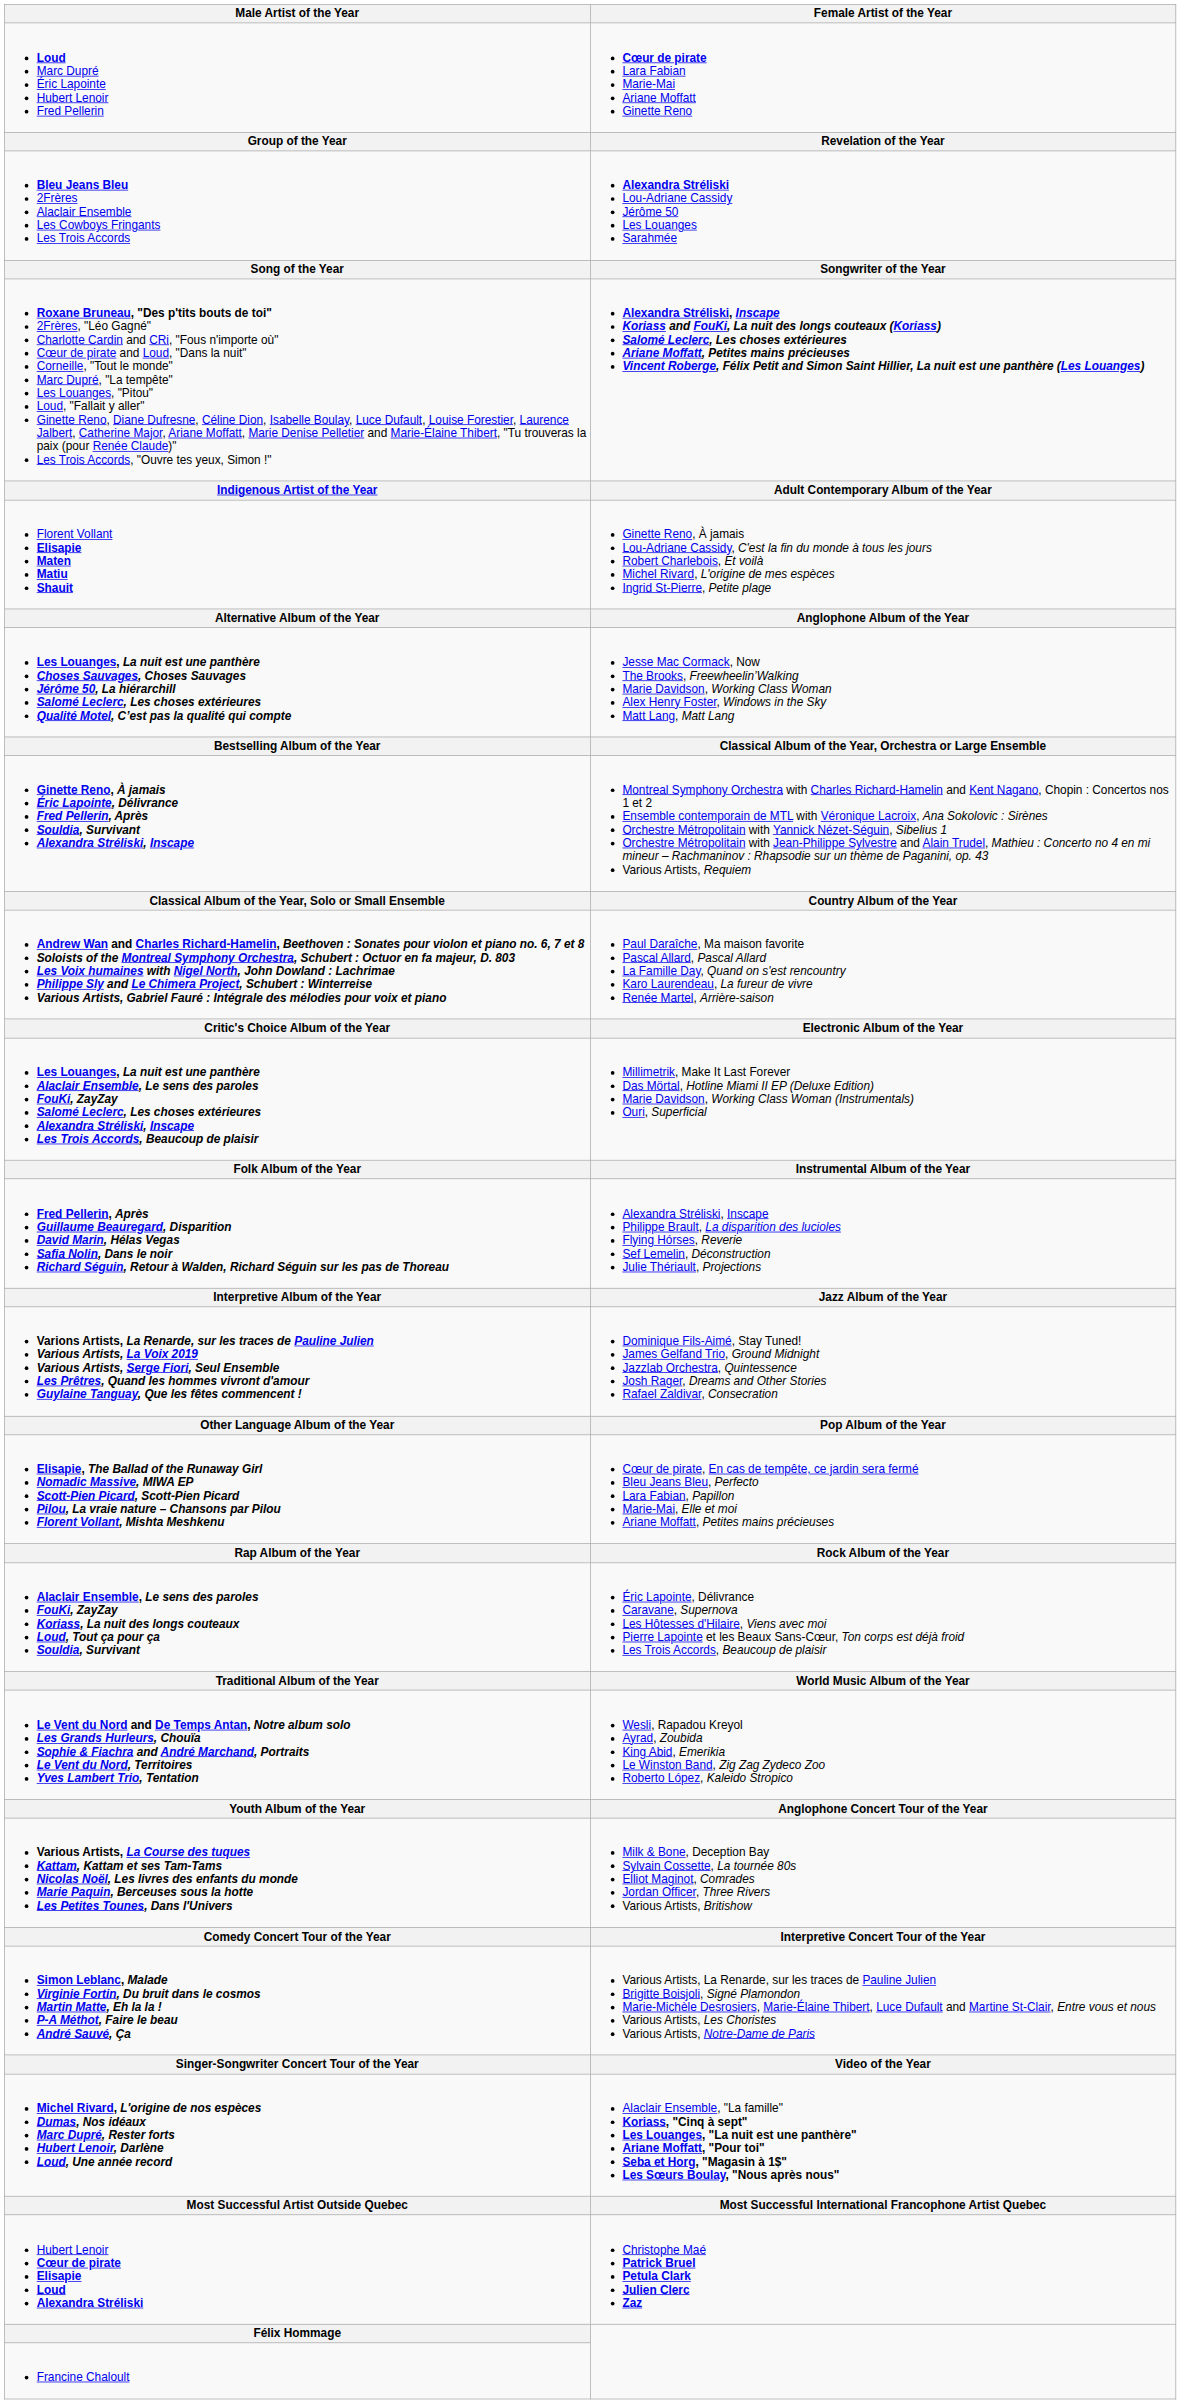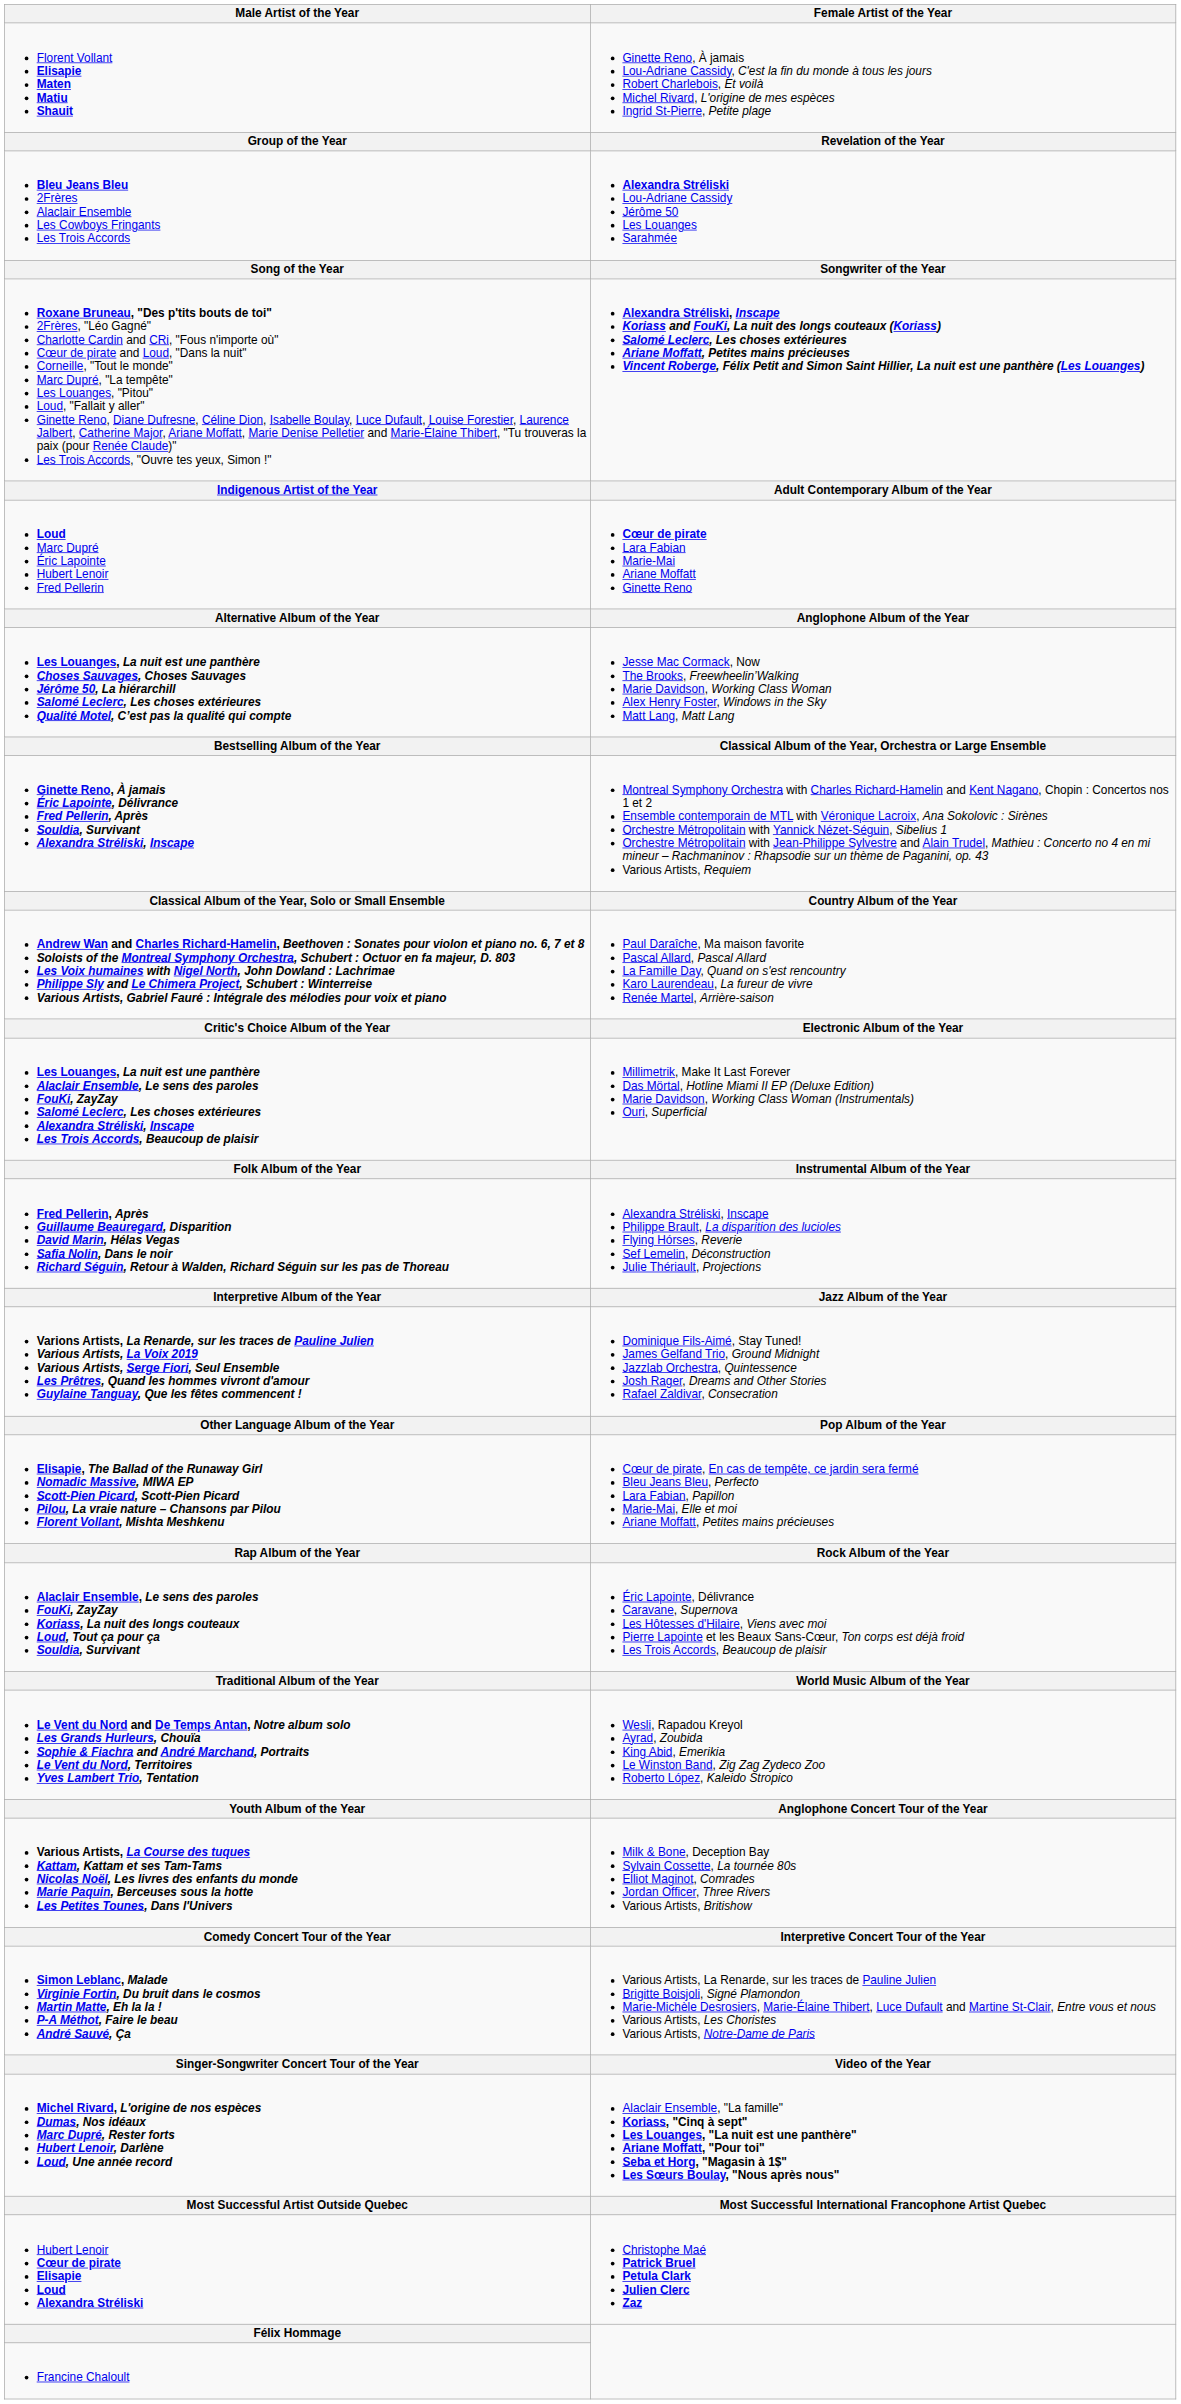rows swapped: (297, 84) <-> (297, 561)
